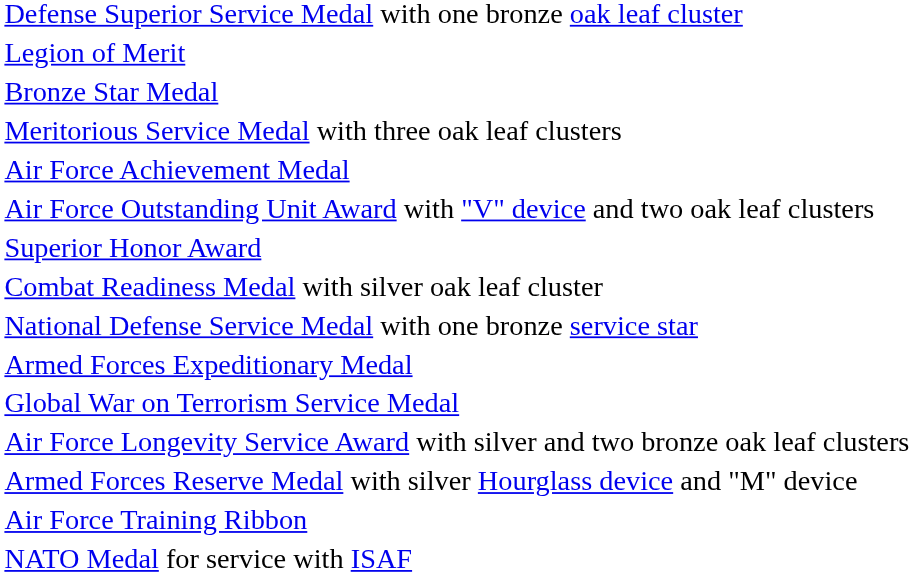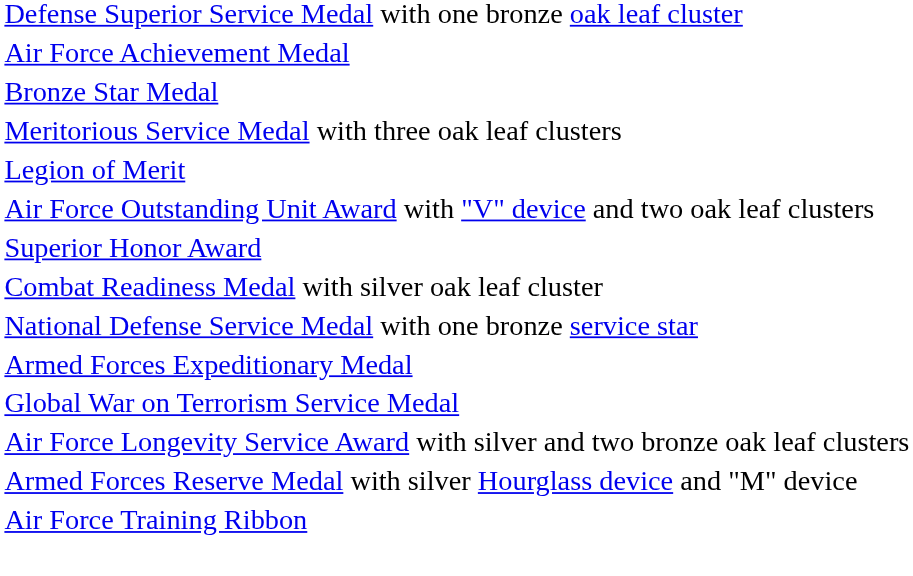rows swapped: (95, 52) <-> (177, 169)
- row: (208, 559)
